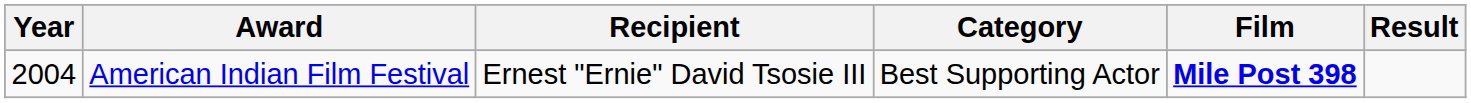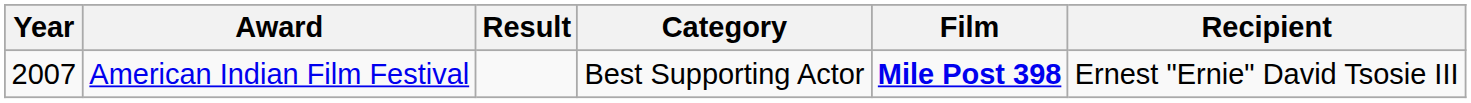columns swapped: (674, 27) <-> (1414, 27)
(44, 73) 2004 -> (44, 73) 2007
